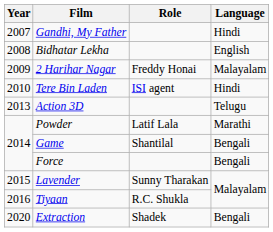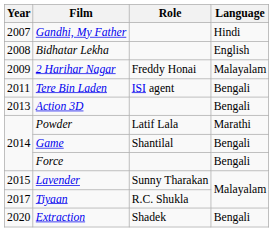(19, 87) 2010 -> (19, 87) 2011
(227, 87) Hindi -> (232, 87) Bengali
(230, 106) Telugu -> (232, 106) Bengali
(19, 198) 2016 -> (19, 198) 2017
